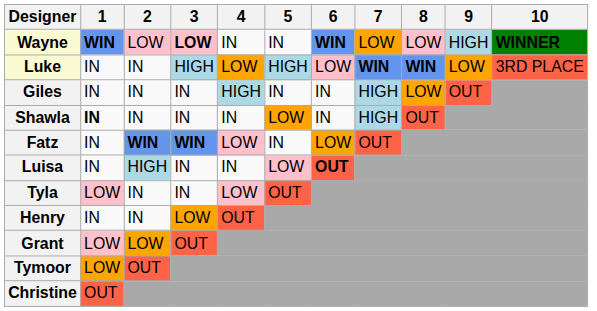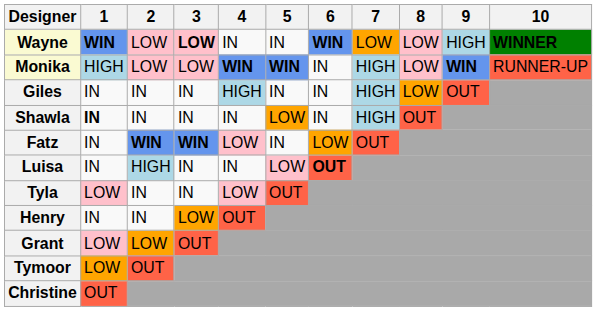+ row: (42, 67)
- row: (42, 67)
